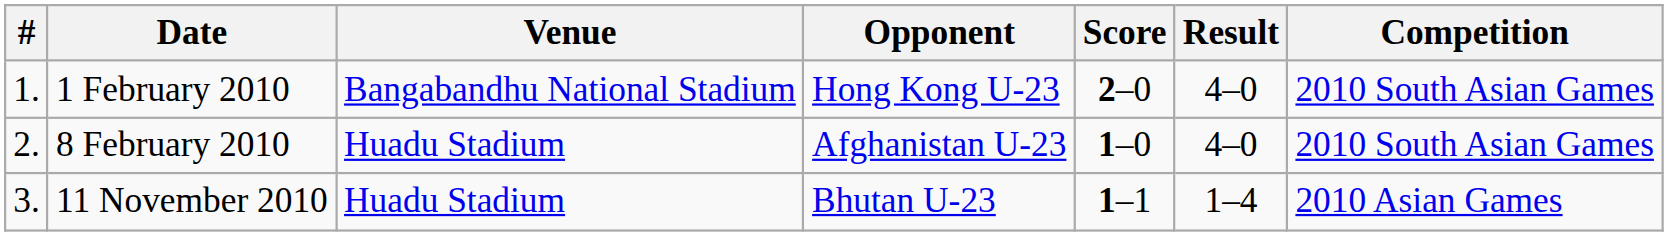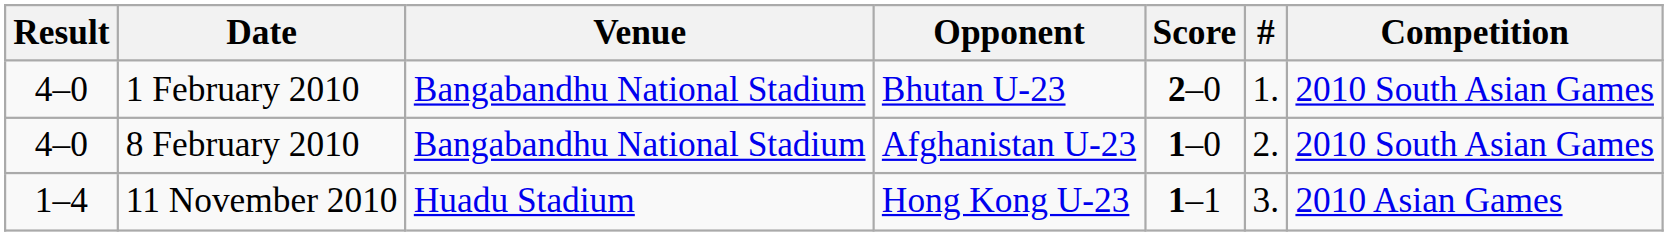columns swapped: (27, 32) <-> (1231, 32)
(936, 88) Hong Kong U-23 -> (974, 88) Bhutan U-23
(455, 144) Huadu Stadium -> (640, 144) Bangabandhu National Stadium
(904, 200) Bhutan U-23 -> (1006, 200) Hong Kong U-23
